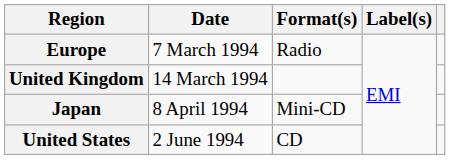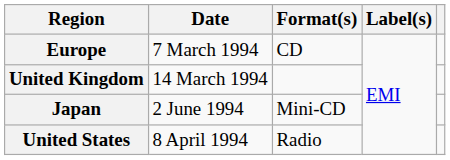(299, 49) Radio -> (290, 49) CD
(200, 109) 8 April 1994 -> (198, 109) 2 June 1994
(198, 139) 2 June 1994 -> (200, 139) 8 April 1994
(290, 139) CD -> (299, 139) Radio
